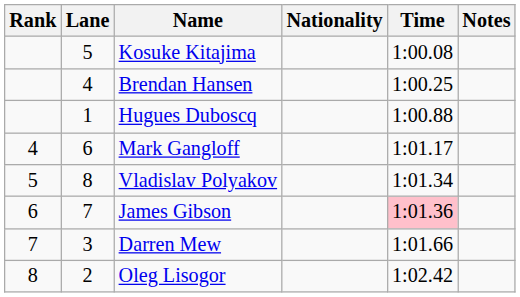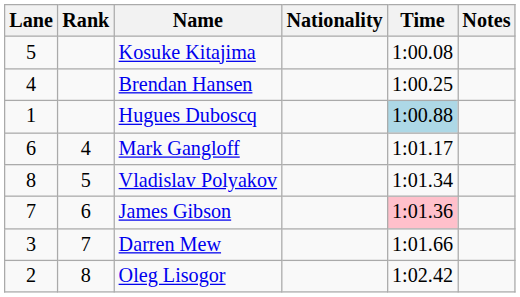columns swapped: (33, 20) <-> (87, 20)
(423, 116) no background -> (423, 116) lightblue background
